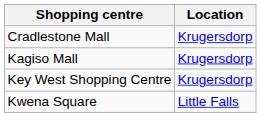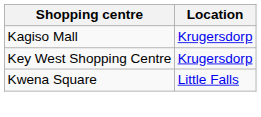- row: (59, 36)
